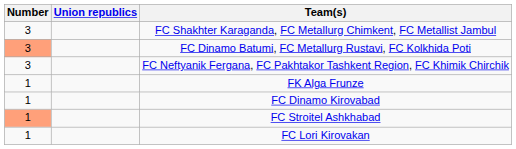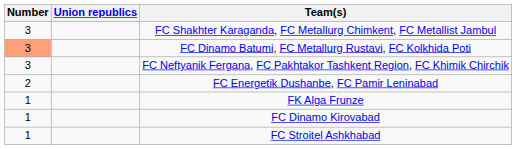+ row: (326, 83)
(28, 118) lightsalmon background -> (28, 135) no background
- row: (326, 135)
